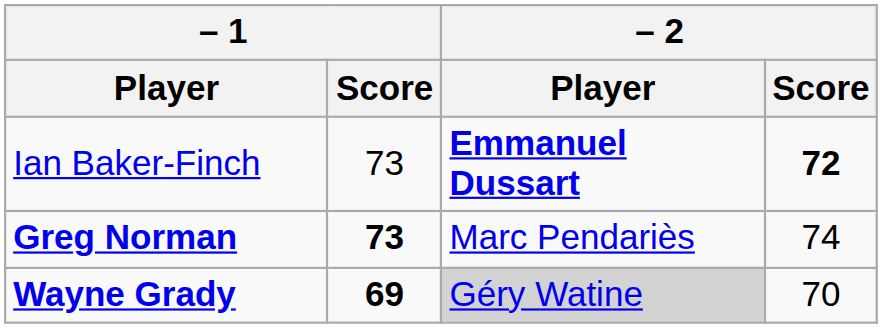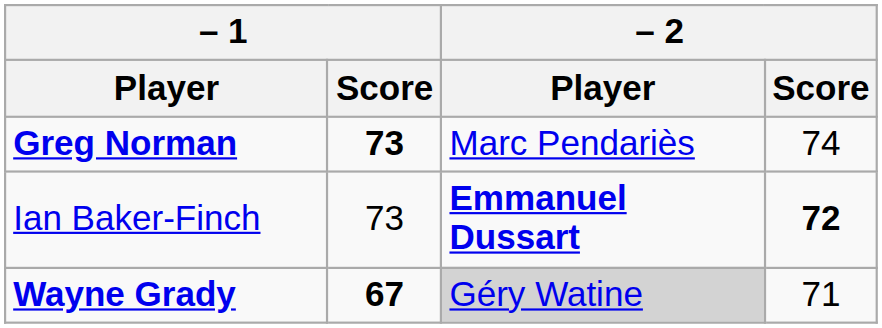rows swapped: (137, 163) <-> (125, 238)
(385, 293) 69 -> (385, 293) 67
(821, 293) 70 -> (821, 293) 71
